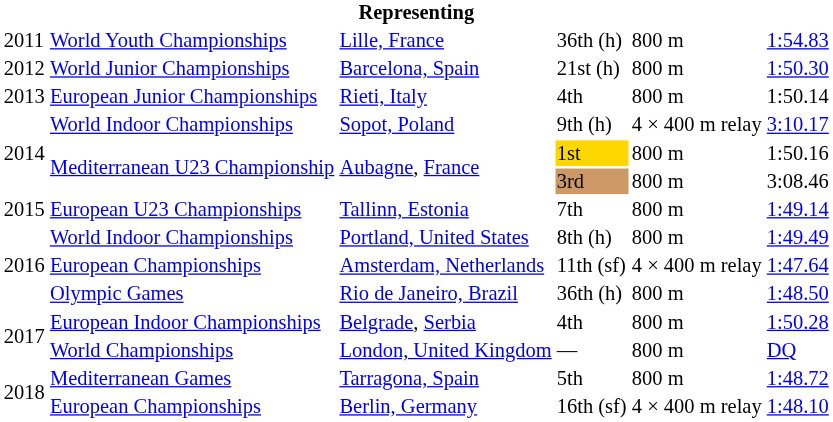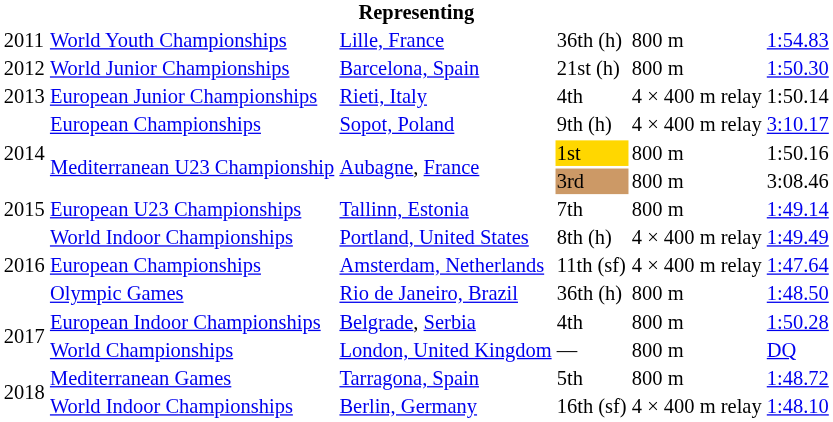(658, 96) 800 m -> (697, 96) 4 × 400 m relay
(171, 124) World Indoor Championships -> (155, 124) European Championships
(658, 237) 800 m -> (697, 237) 4 × 400 m relay
(155, 406) European Championships -> (171, 406) World Indoor Championships
